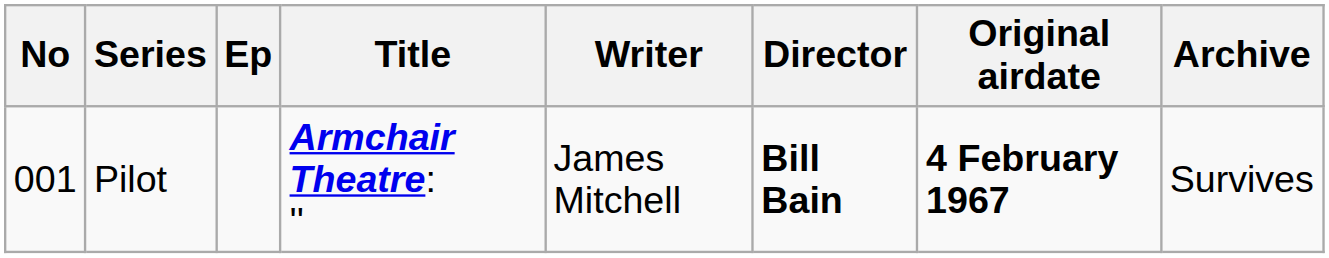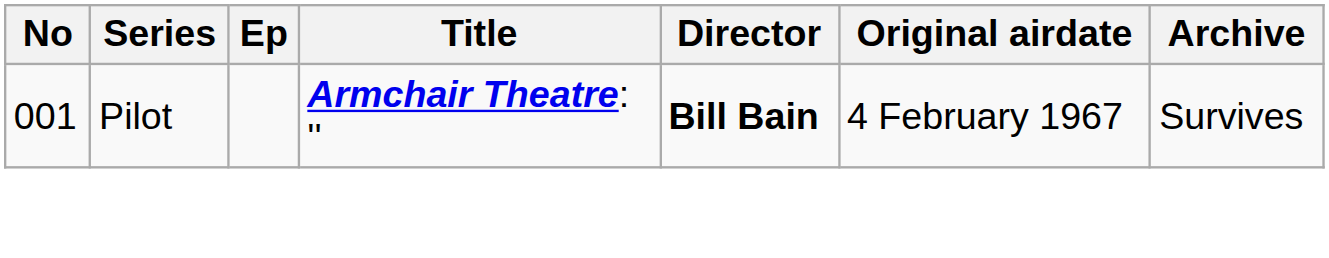- column: (649, 55)
(1022, 178) bold -> (985, 115) normal
